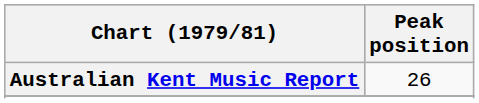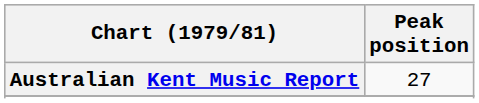(419, 80) 26 -> (419, 80) 27
